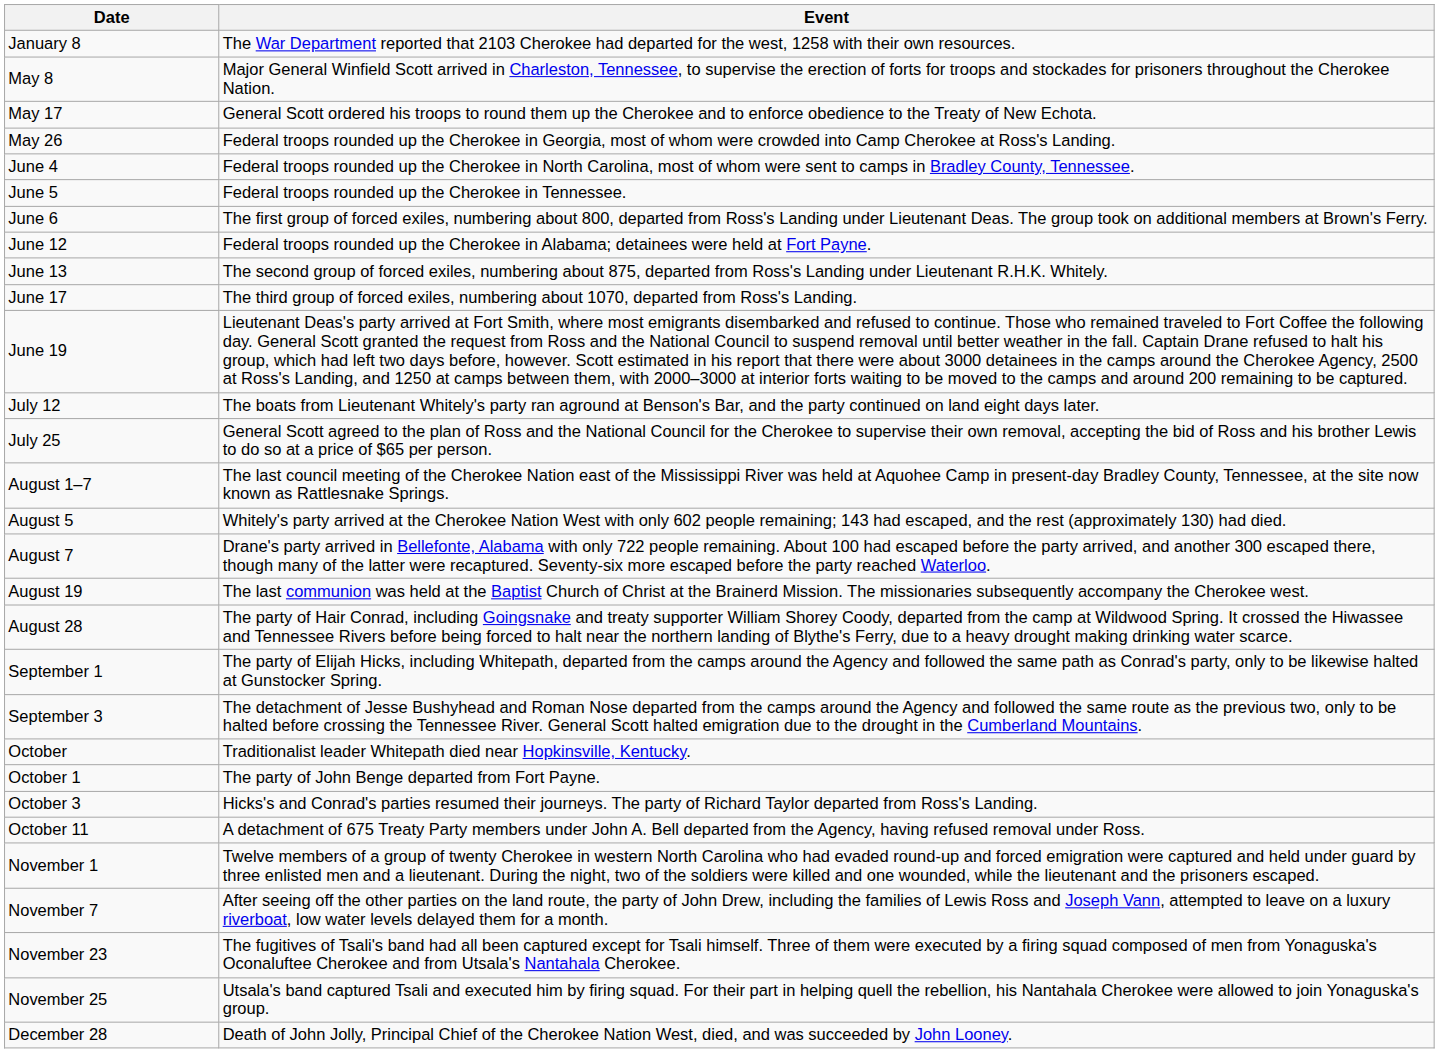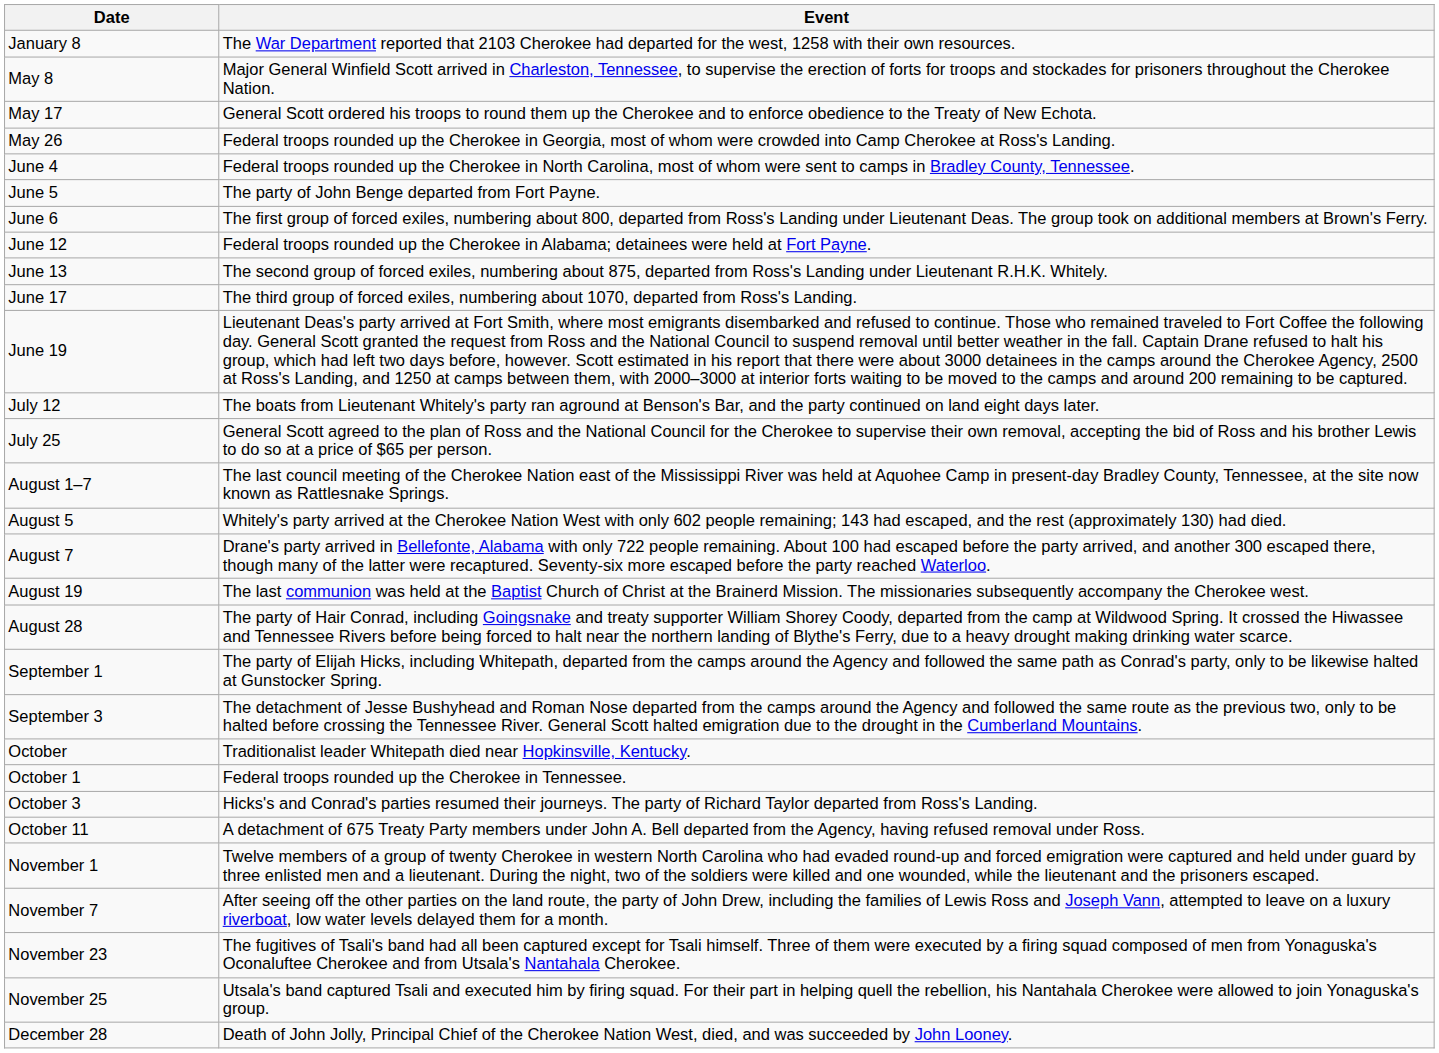(425, 192) Federal troops rounded up the Cherokee in Tennessee. -> (411, 192) The party of John Benge departed from Fort Payne.
(411, 777) The party of John Benge departed from Fort Payne. -> (425, 777) Federal troops rounded up the Cherokee in Tennessee.
